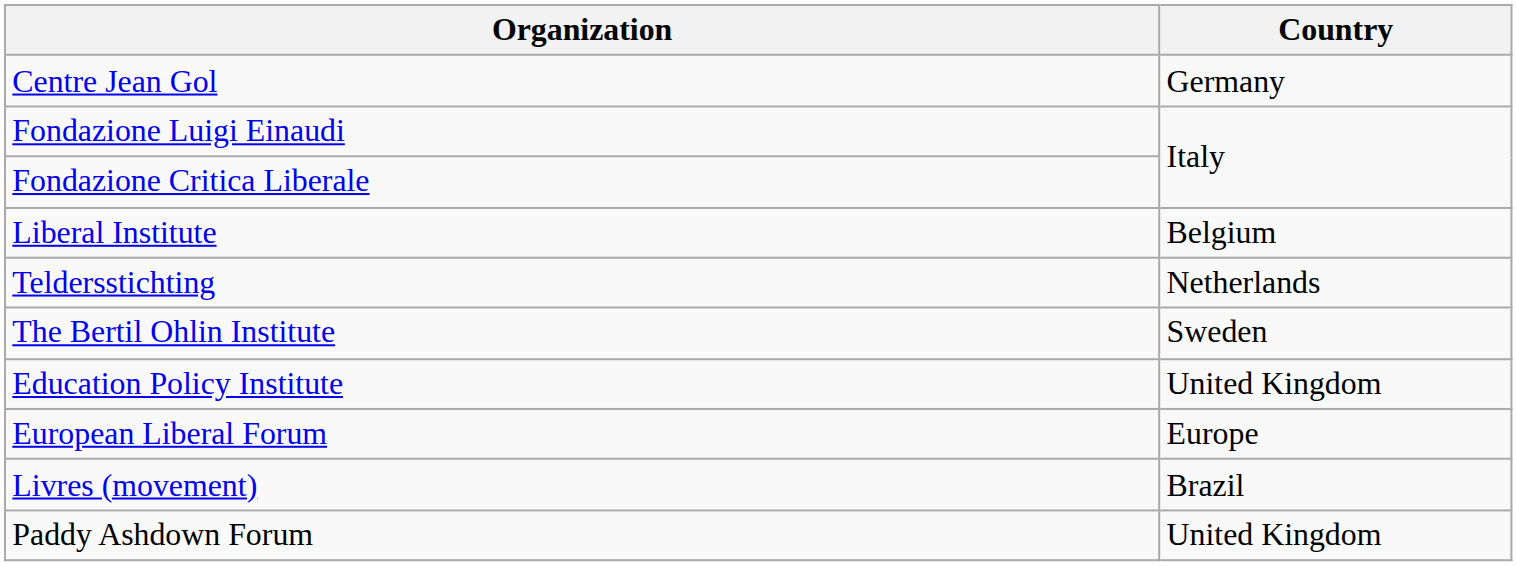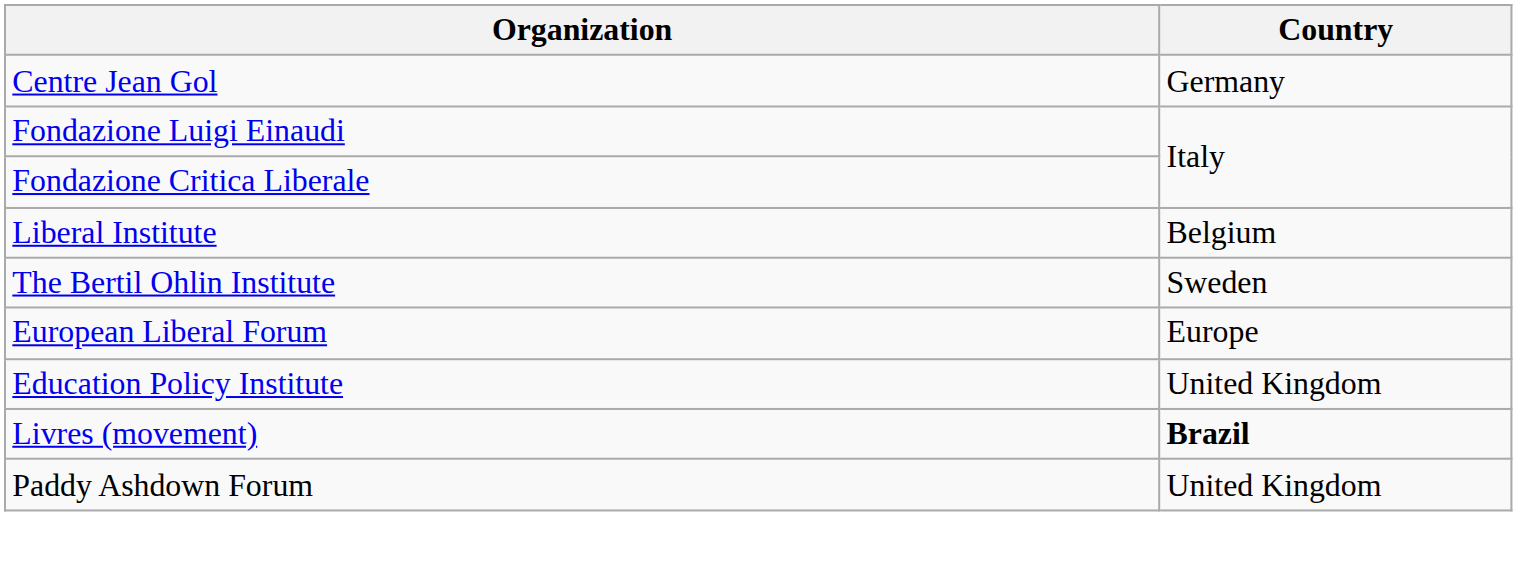- row: (114, 282)
rows swapped: (178, 383) <-> (170, 433)
(1205, 484) normal -> (1208, 433) bold
